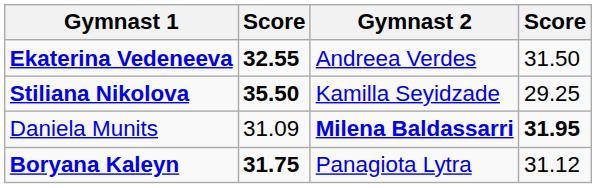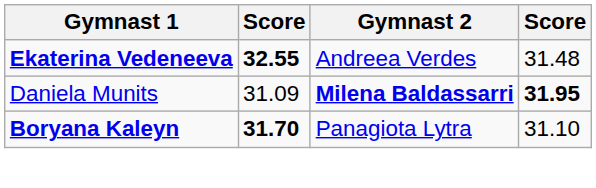(552, 57) 31.50 -> (552, 57) 31.48
- row: (99, 93)
(271, 164) 31.75 -> (271, 128) 31.70
(552, 164) 31.12 -> (552, 128) 31.10
